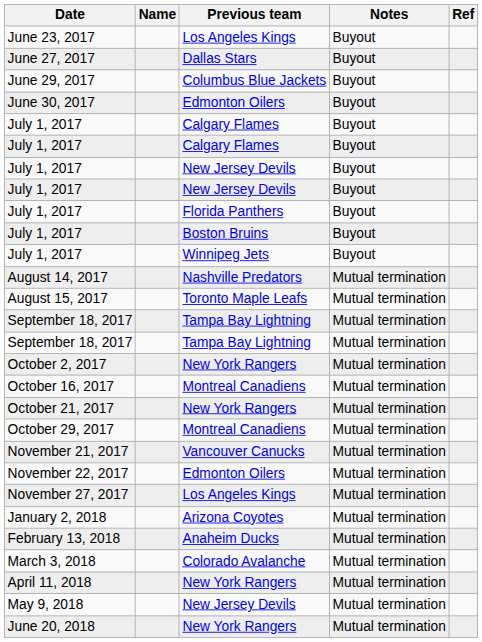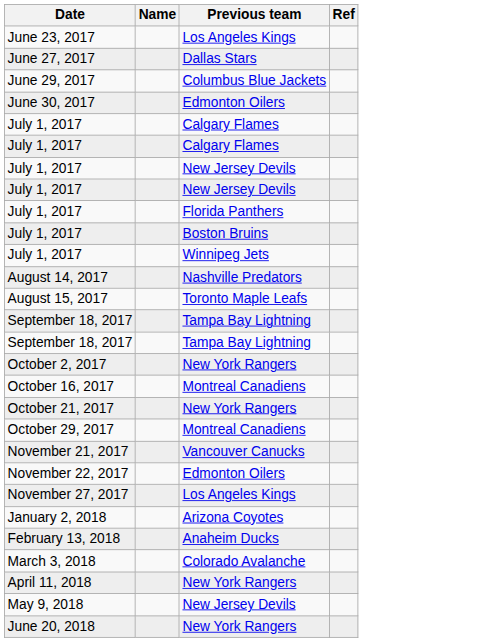- column: (389, 15)
